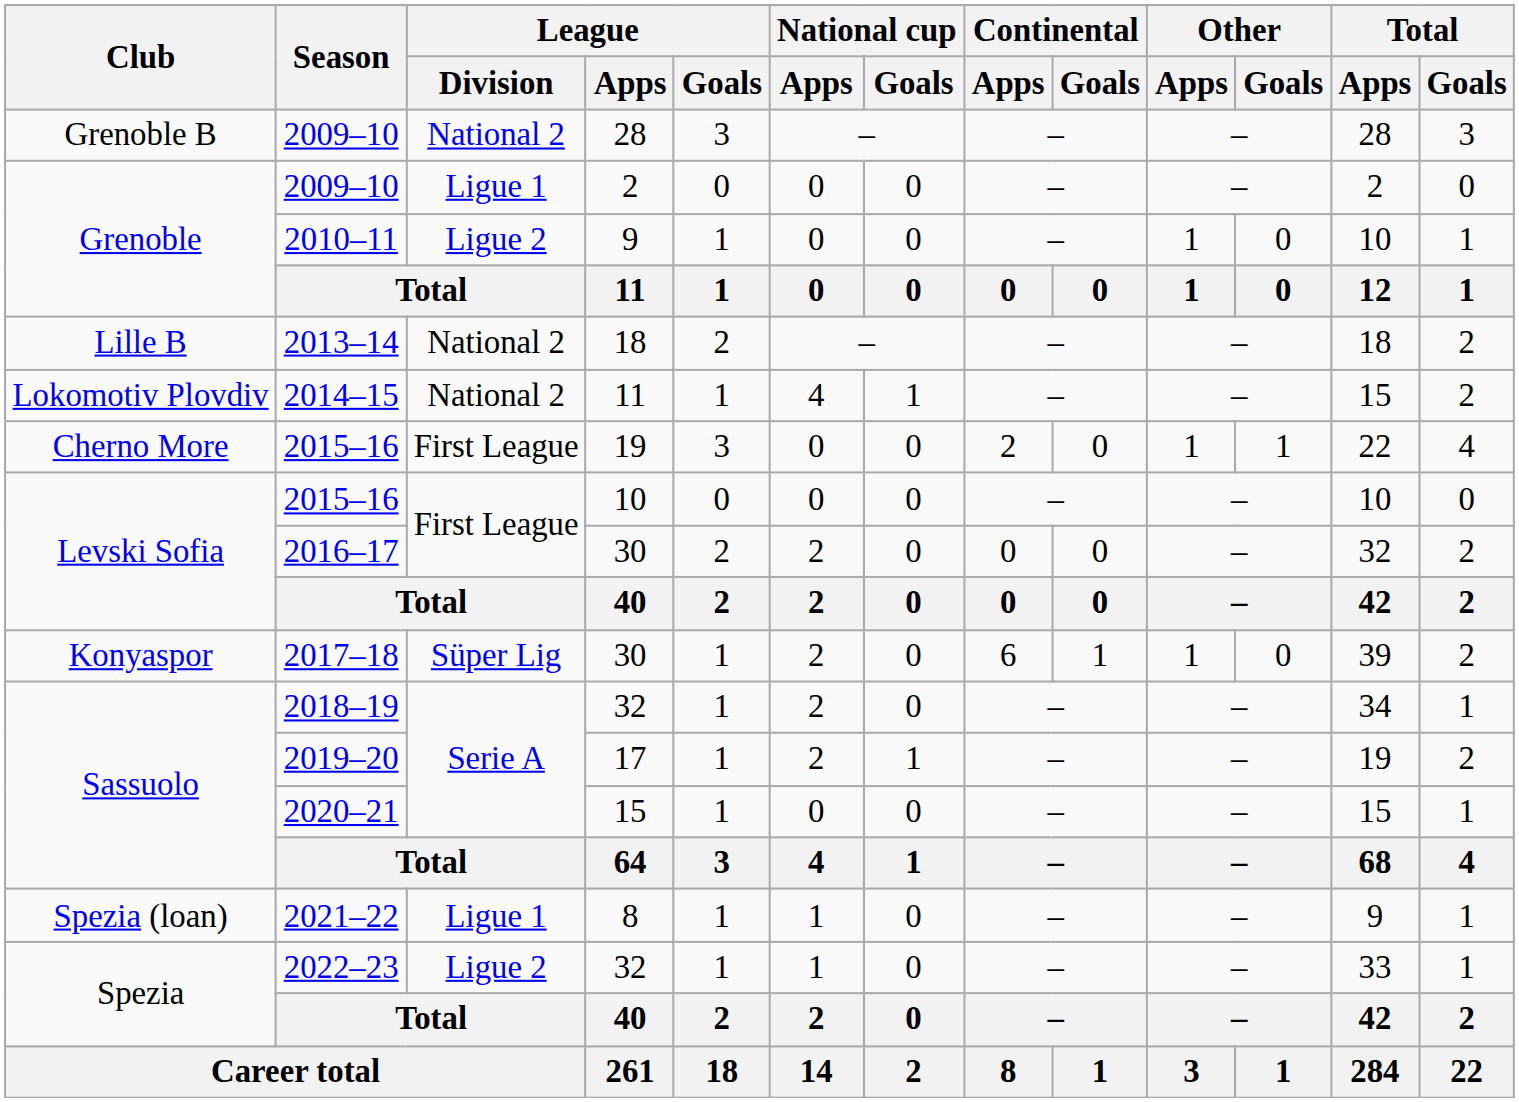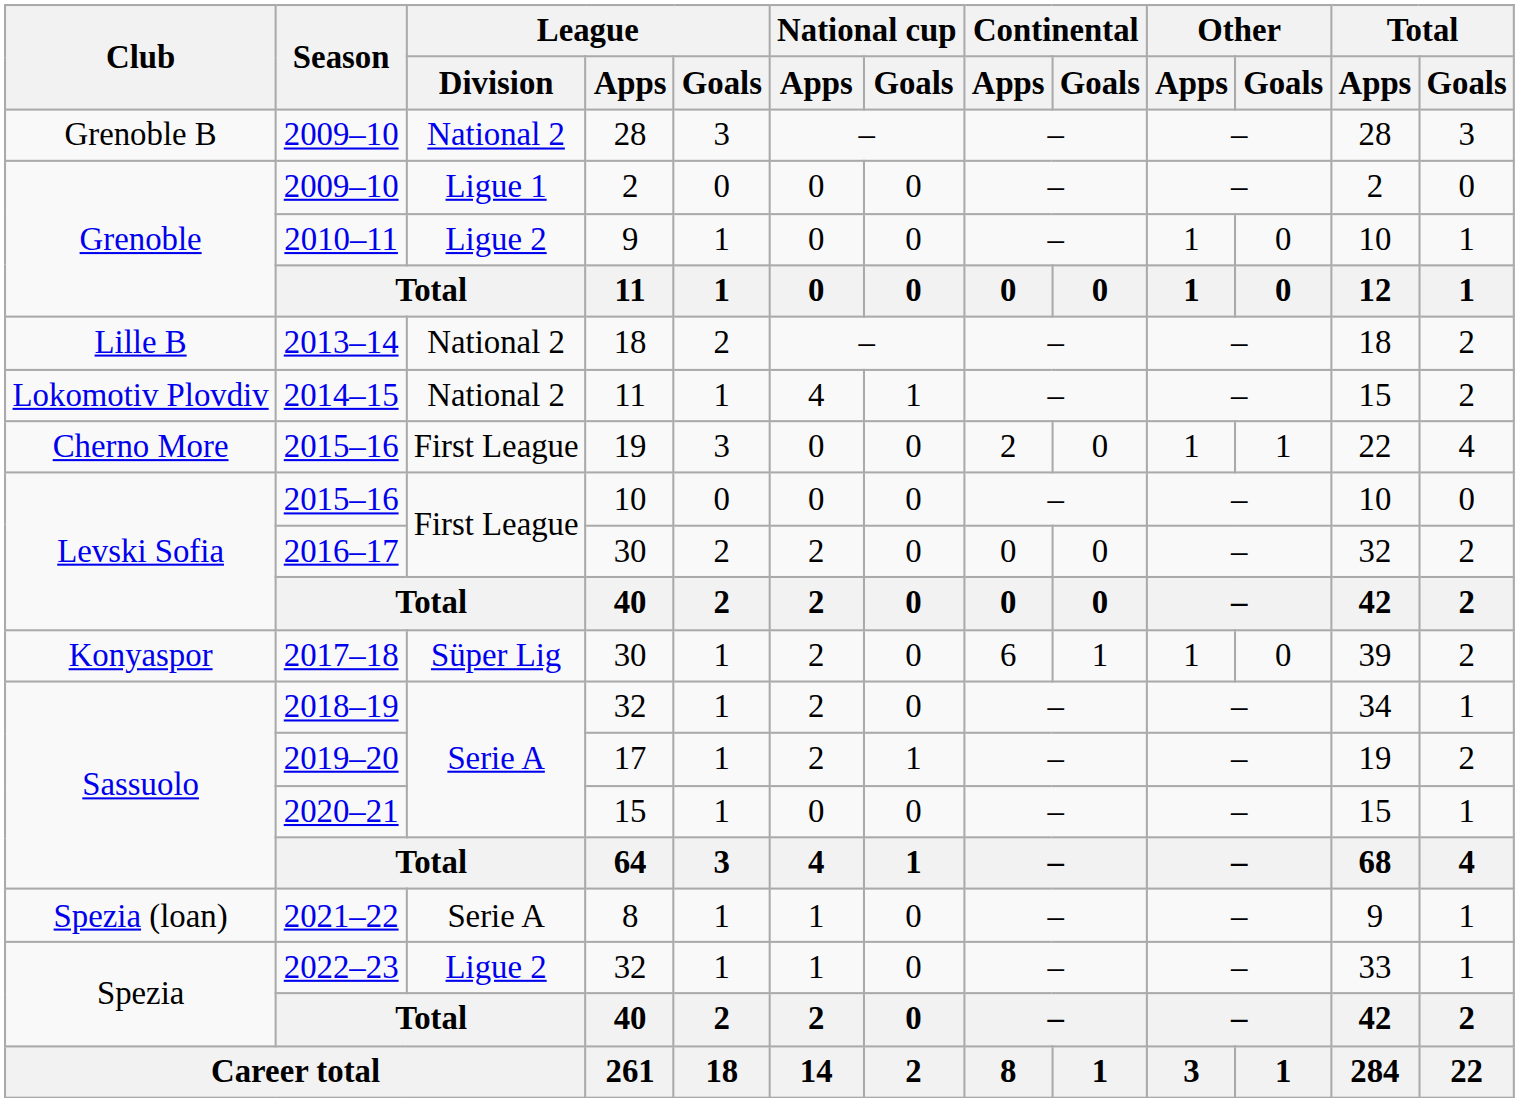(496, 914) Ligue 1 -> (496, 914) Serie A
